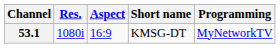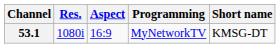columns swapped: (161, 14) <-> (235, 14)
